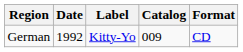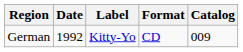columns swapped: (214, 15) <-> (164, 15)
